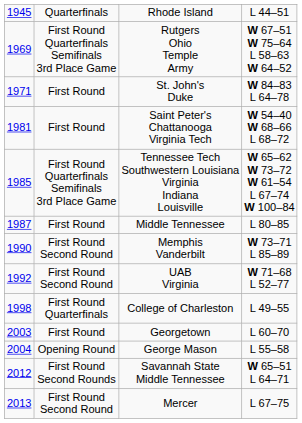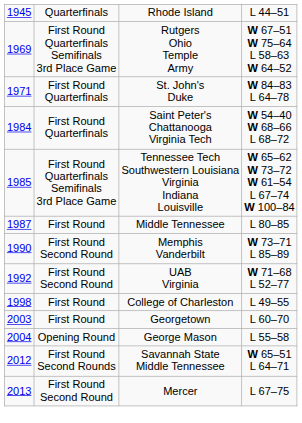(76, 91) First Round -> (76, 91) First Round Quarterfinals
(19, 127) 1981 -> (19, 127) 1984
(76, 127) First Round -> (76, 127) First Round Quarterfinals
(76, 308) First Round Quarterfinals -> (76, 302) First Round
